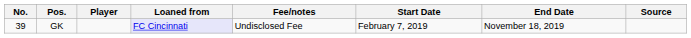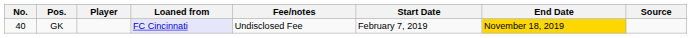(20, 26) 39 -> (20, 26) 40
(524, 26) no background -> (524, 26) gold background
